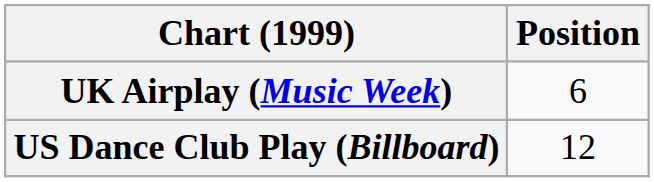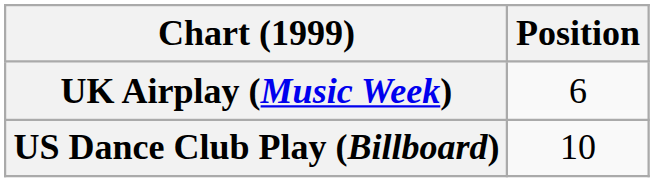(578, 147) 12 -> (578, 147) 10
